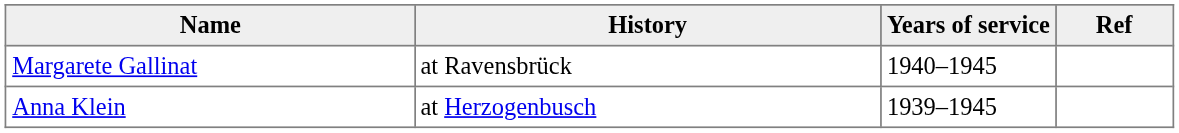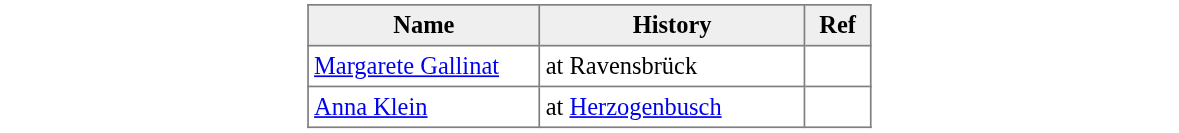- column: (968, 24)
